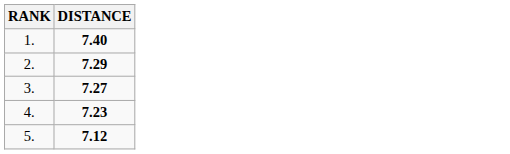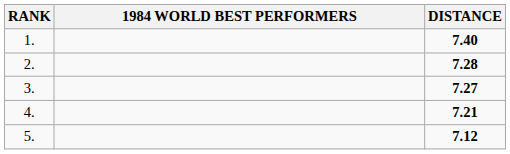+ column: (239, 16)
(95, 64) 7.29 -> (465, 64) 7.28
(95, 112) 7.23 -> (465, 112) 7.21
